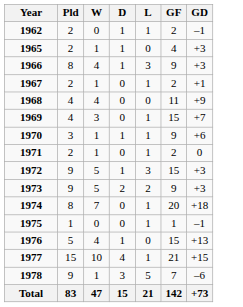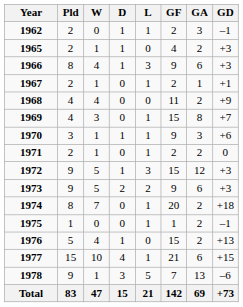+ column: (200, 13)
